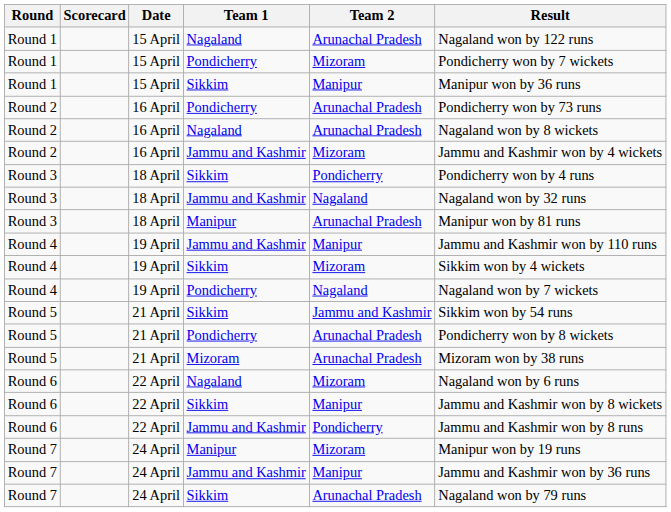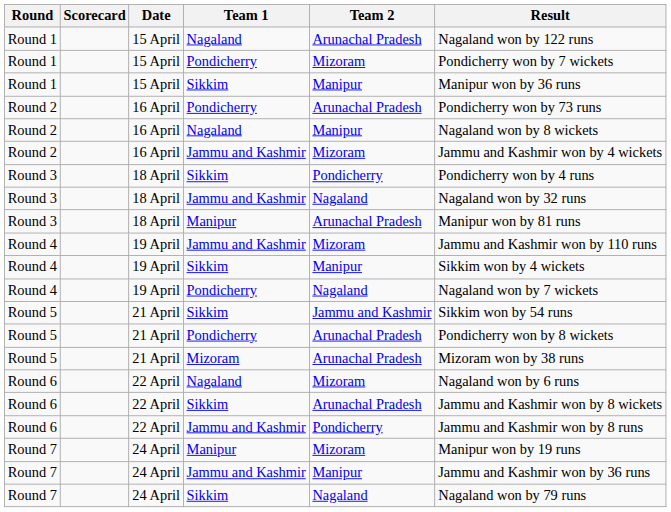(367, 130) Arunachal Pradesh -> (337, 130) Manipur
(337, 244) Manipur -> (339, 244) Mizoram
(339, 267) Mizoram -> (337, 267) Manipur
(337, 404) Manipur -> (367, 404) Arunachal Pradesh
(367, 495) Arunachal Pradesh -> (340, 495) Nagaland
